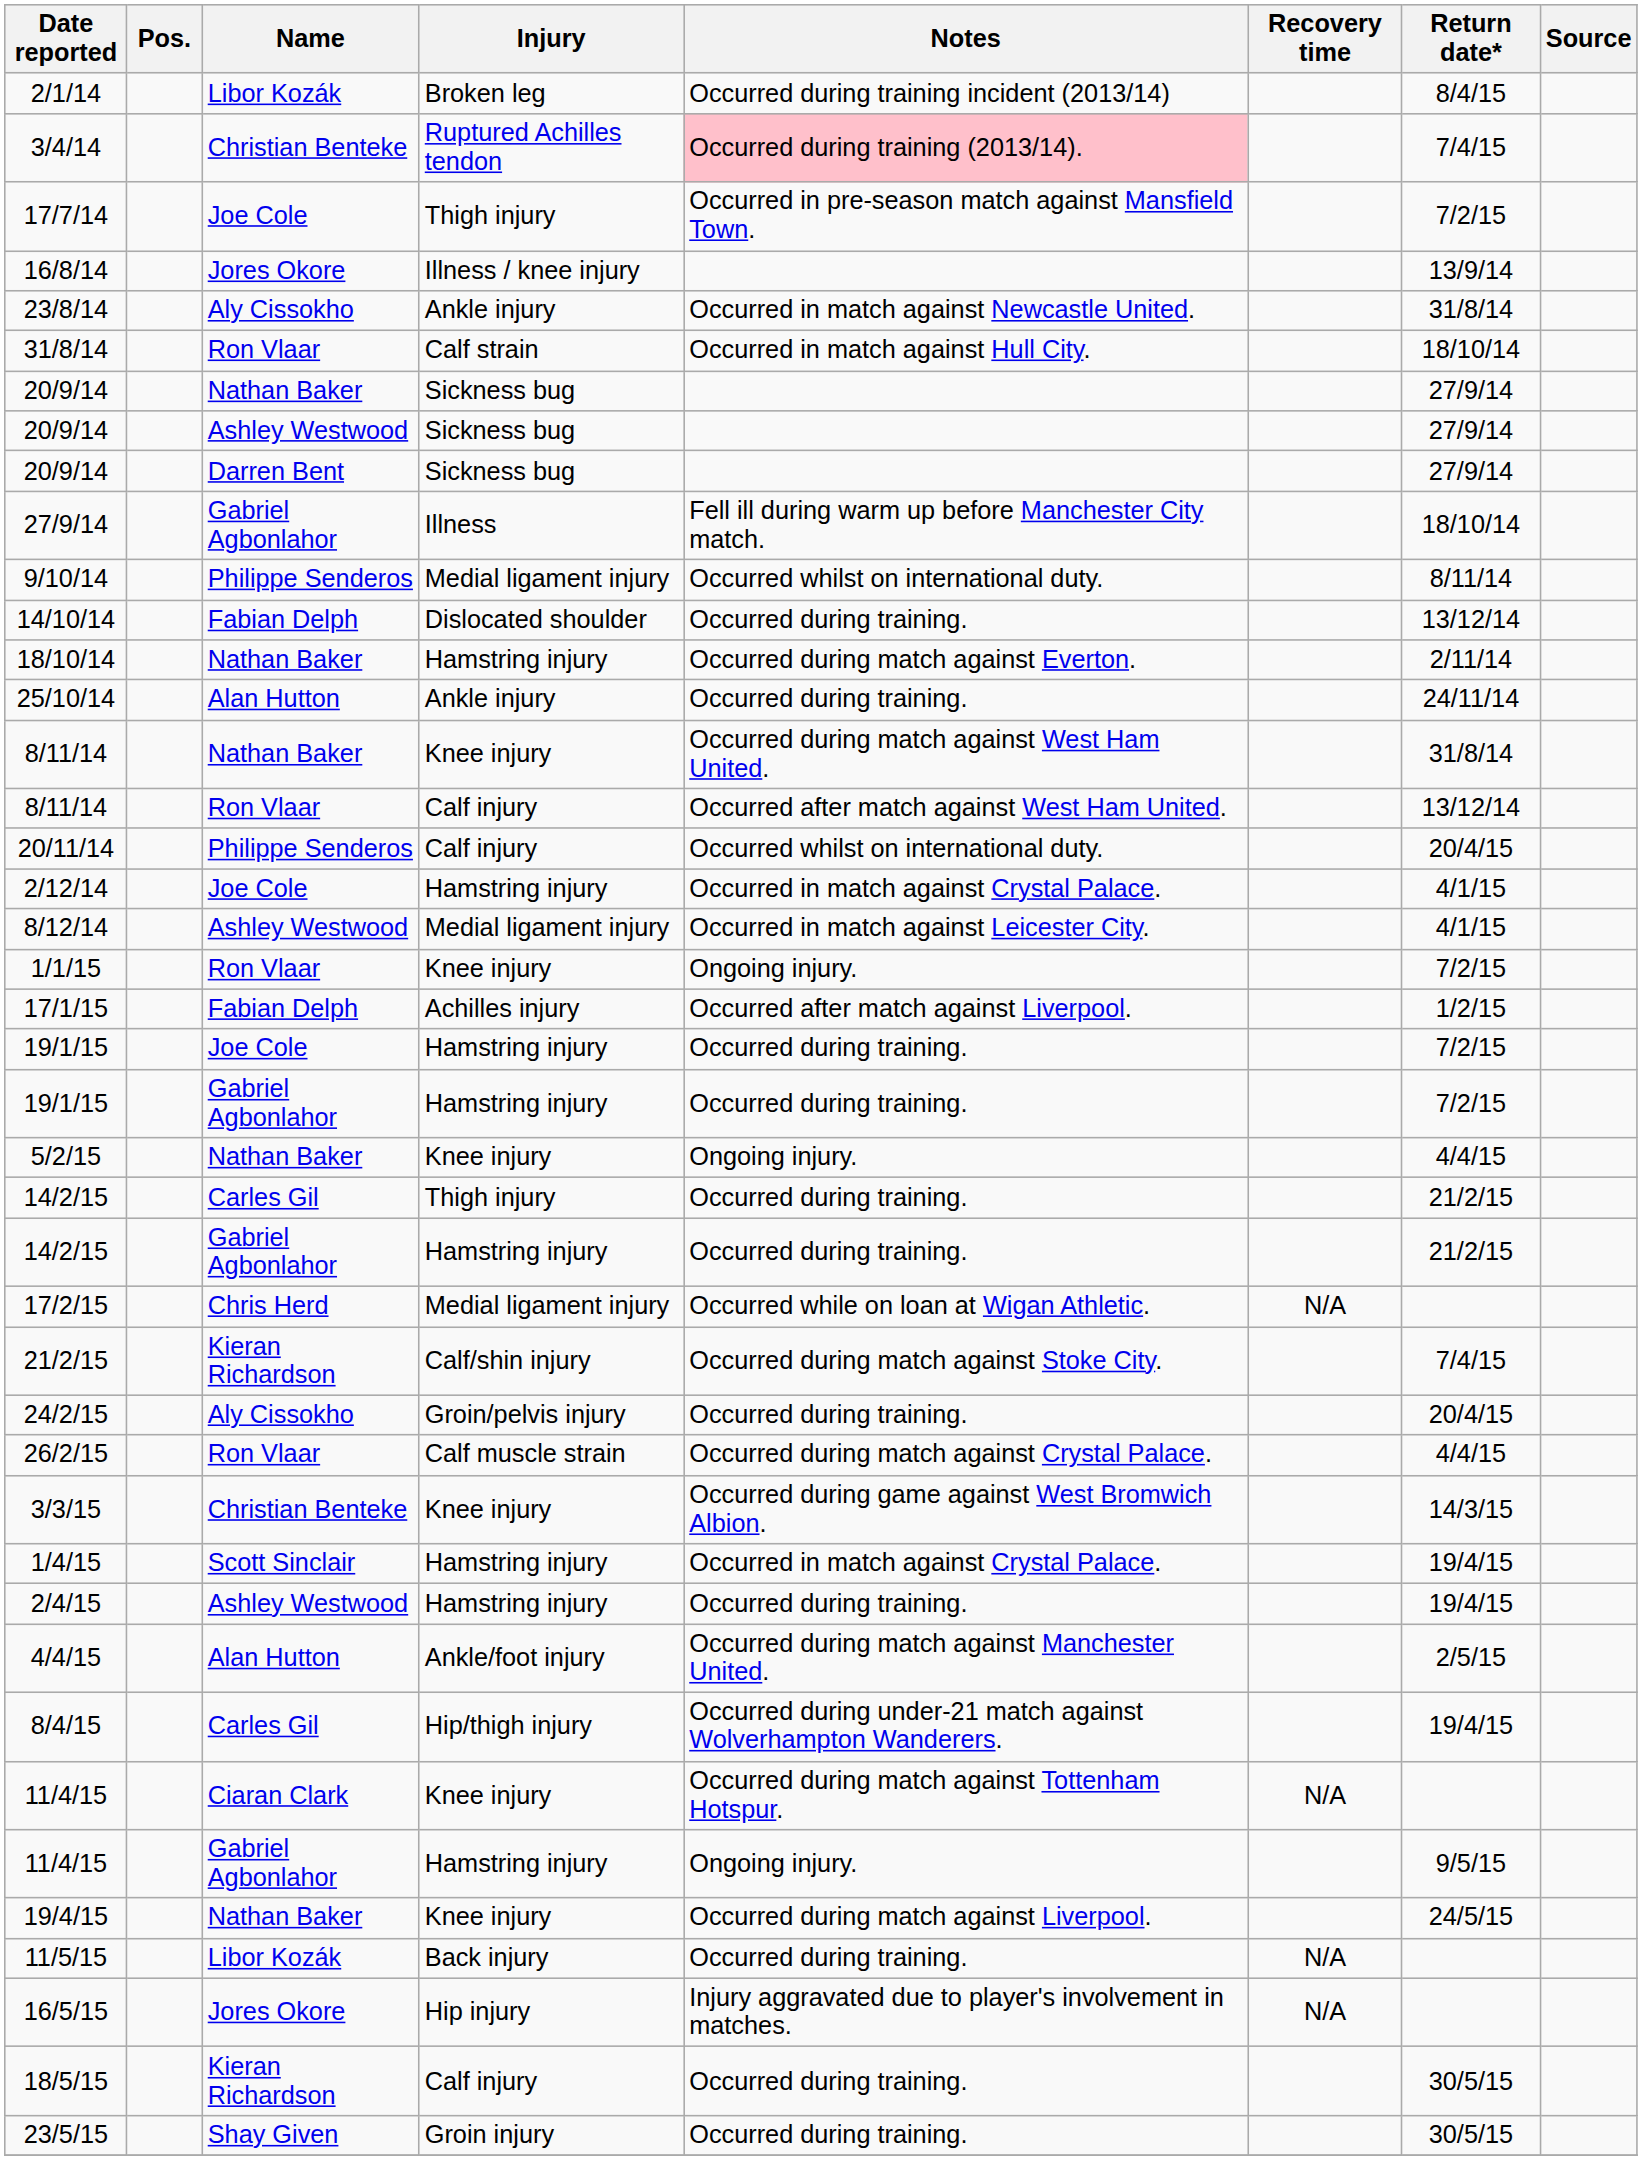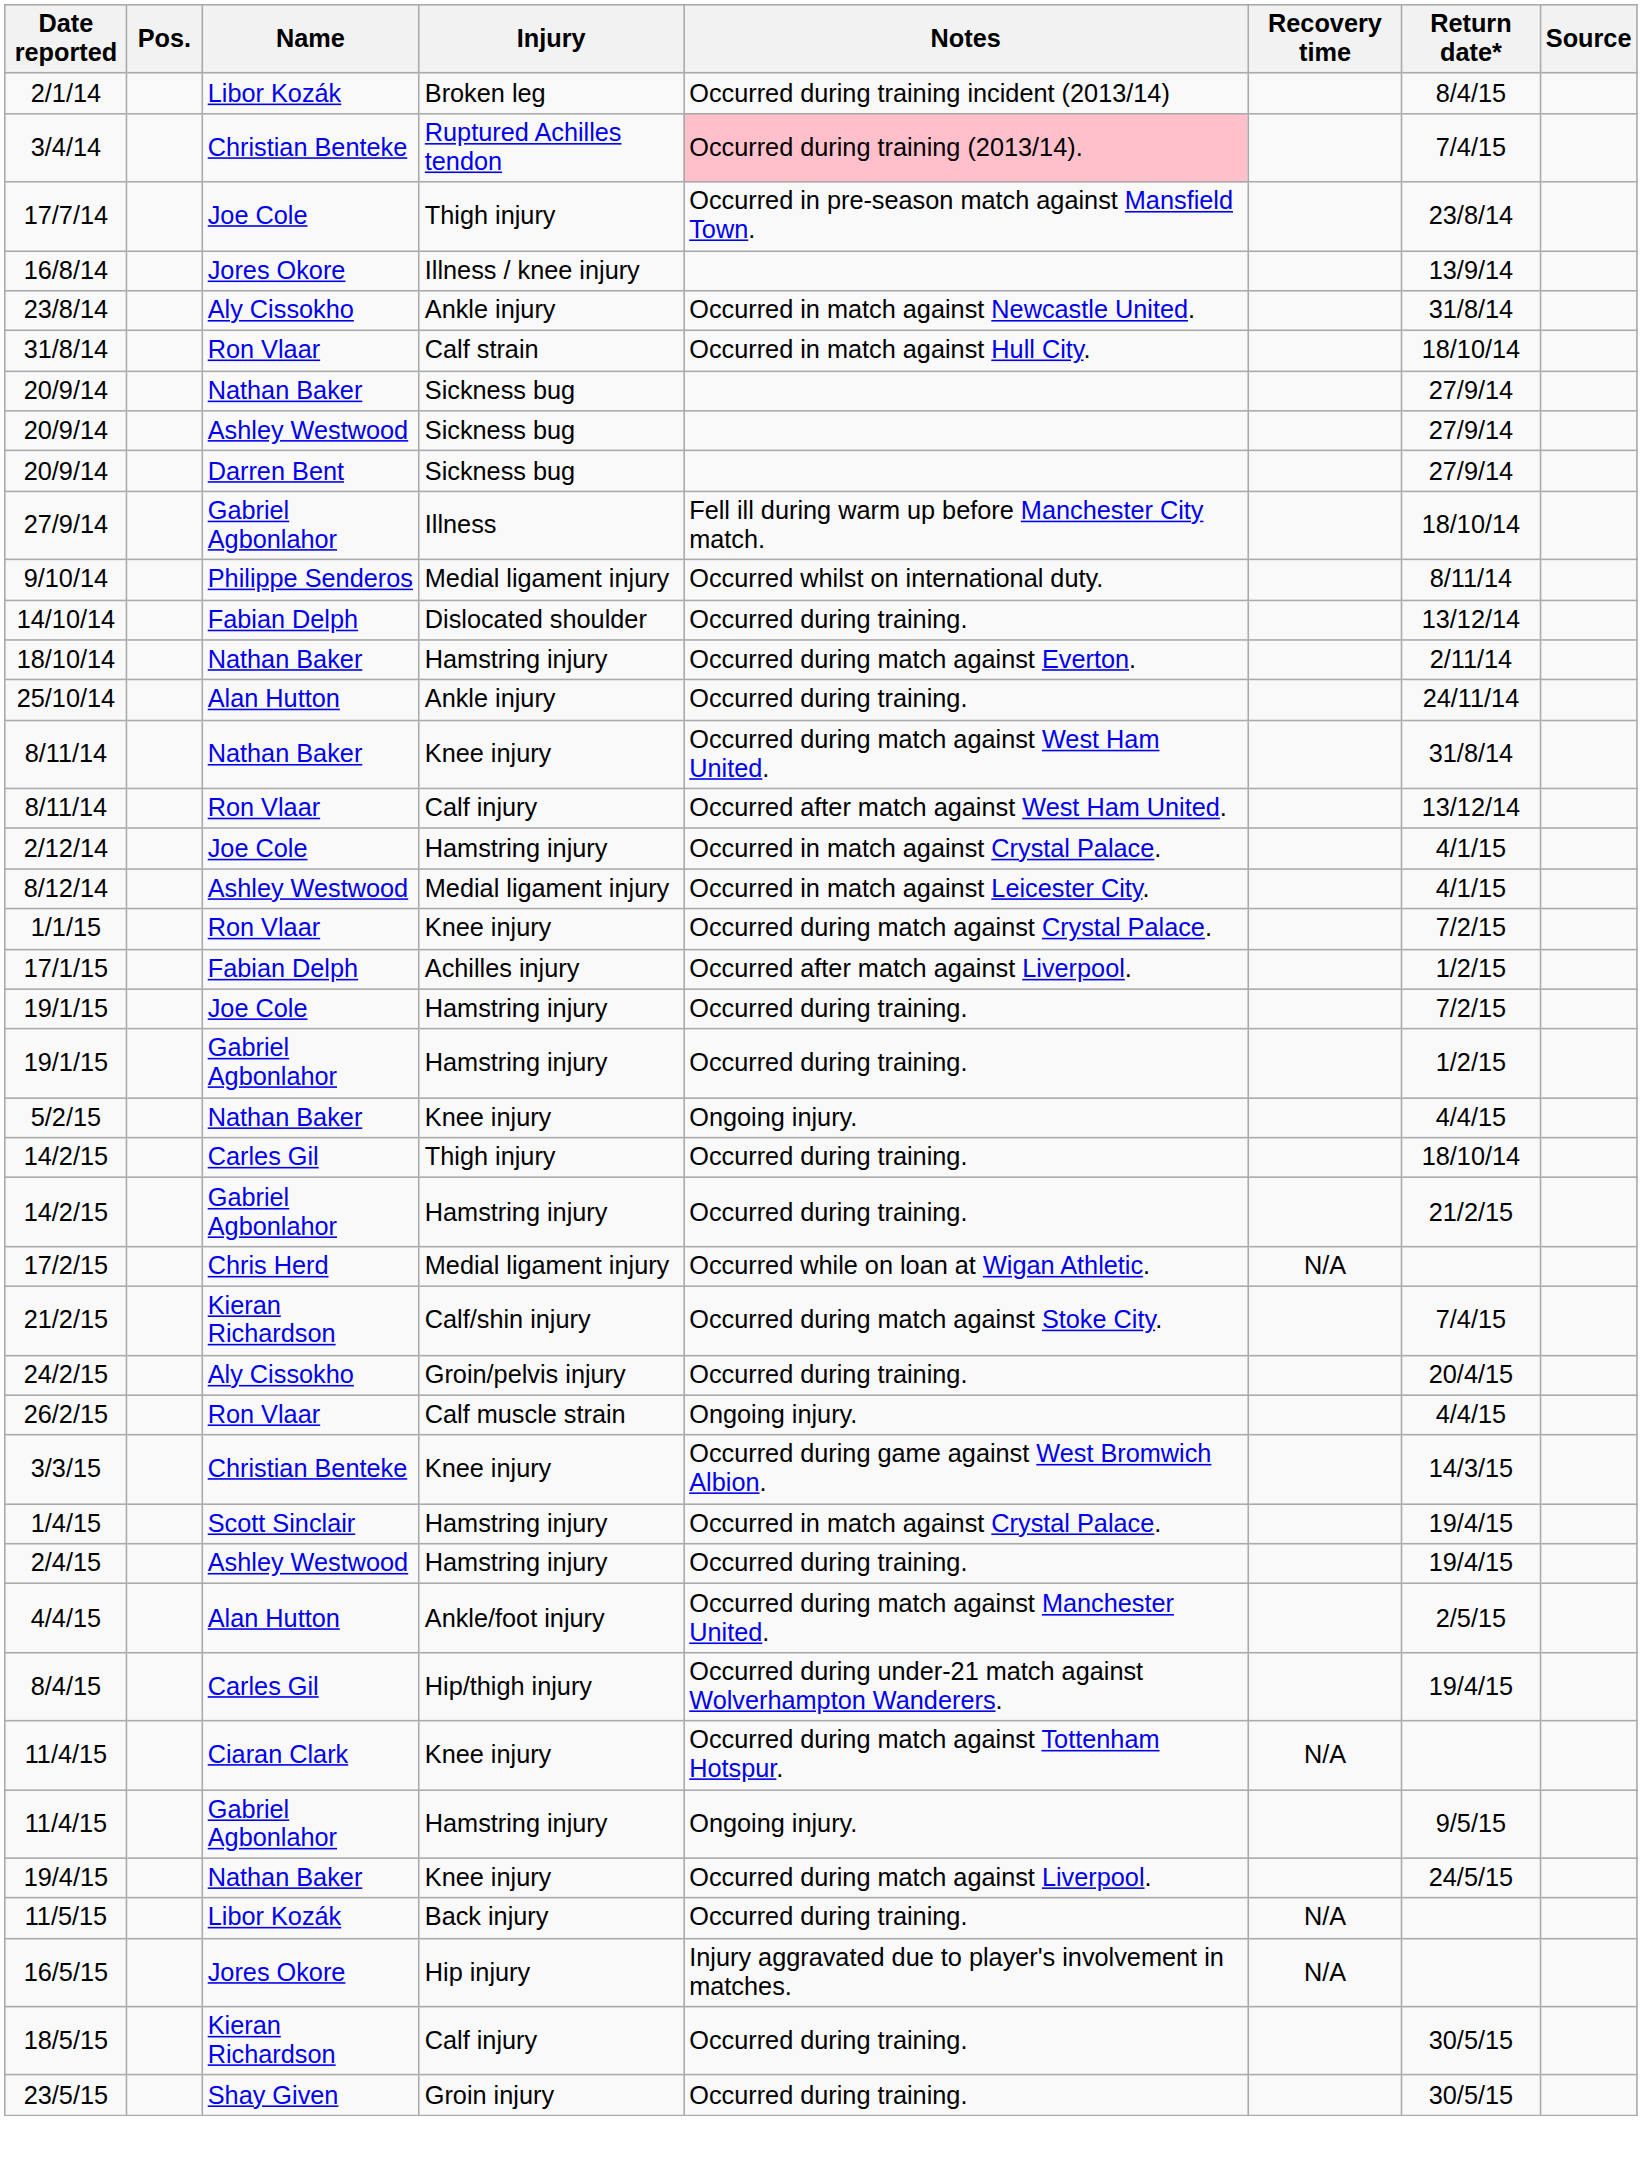(1471, 215) 7/2/15 -> (1471, 215) 23/8/14
- row: (66, 848)
(773, 968) Ongoing injury. -> (951, 928) Occurred during match against Crystal Palace.
(1471, 1103) 7/2/15 -> (1471, 1063) 1/2/15
(1471, 1197) 21/2/15 -> (1471, 1157) 18/10/14
(951, 1454) Occurred during match against Crystal Palace. -> (773, 1414) Ongoing injury.
